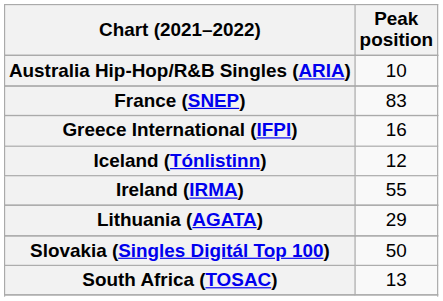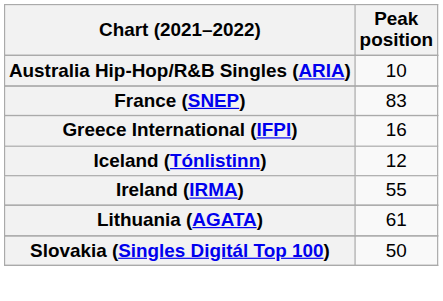(396, 220) 29 -> (396, 220) 61
- row: (180, 280)
